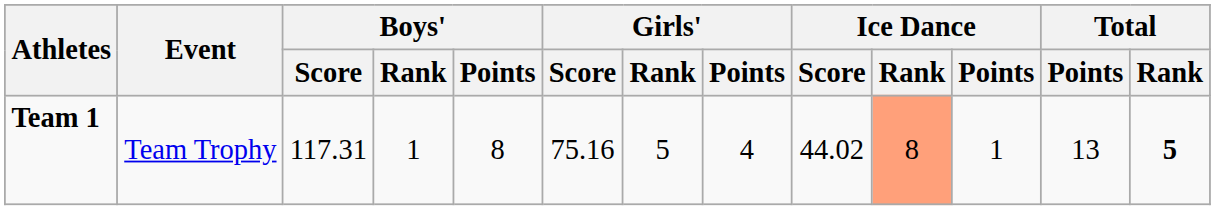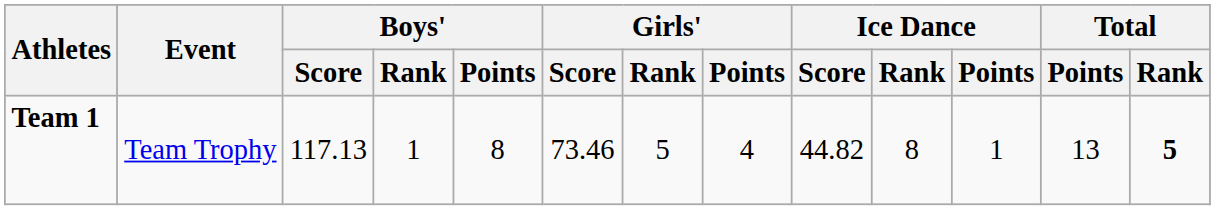(328, 149) 117.31 -> (328, 149) 117.13
(582, 149) 75.16 -> (582, 149) 73.46
(832, 149) 44.02 -> (832, 149) 44.82
(912, 149) lightsalmon background -> (912, 149) no background
